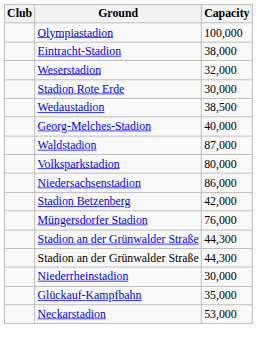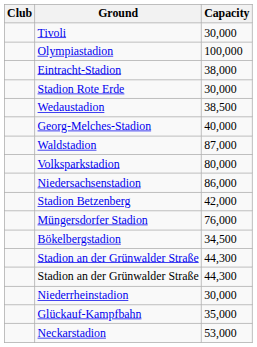+ row: (52, 32)
- row: (69, 70)
+ row: (79, 239)
